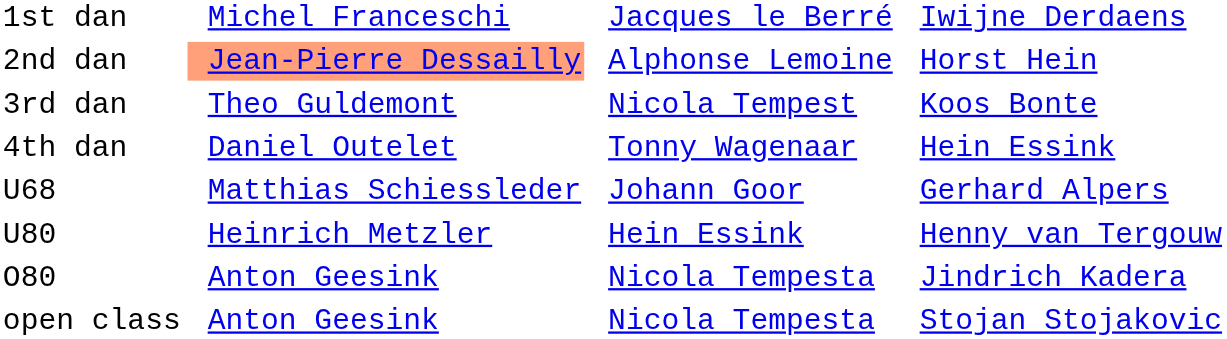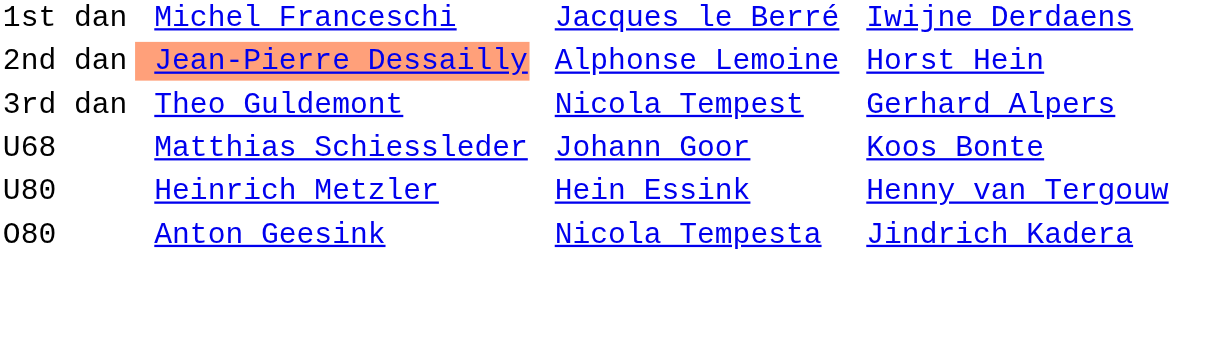(1000, 105) Koos Bonte -> (982, 105) Gerhard Alpers
- row: (65, 148)
(1035, 191) Gerhard Alpers -> (946, 148) Koos Bonte
- row: (92, 321)
